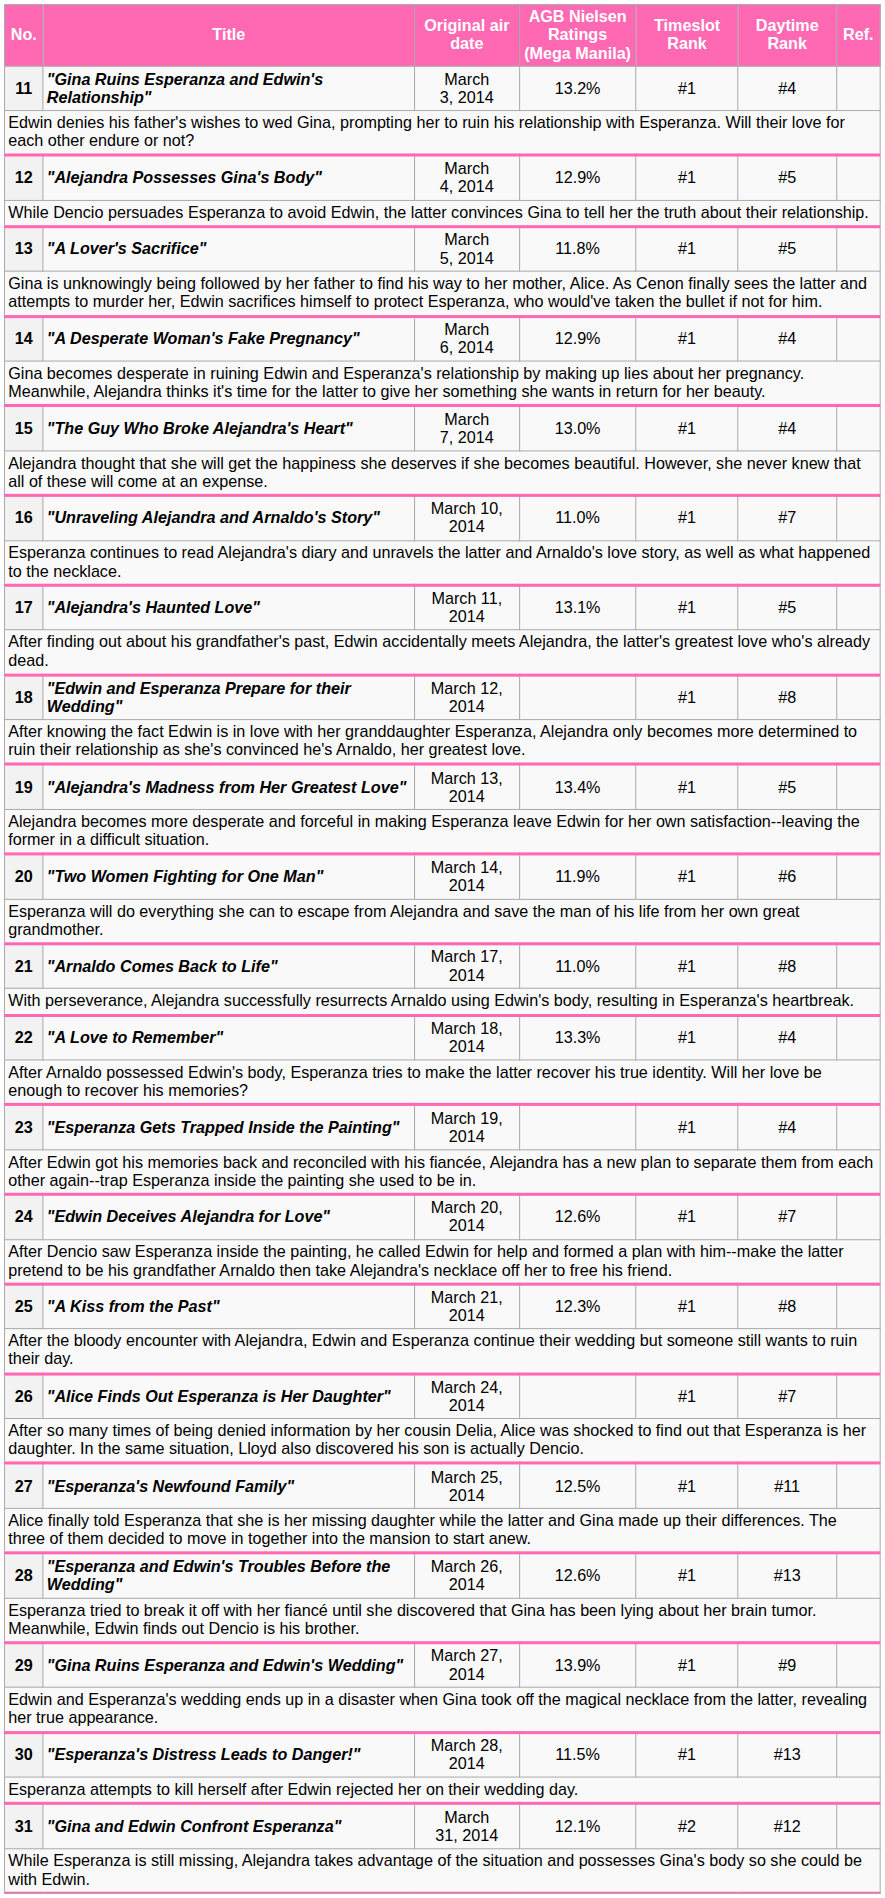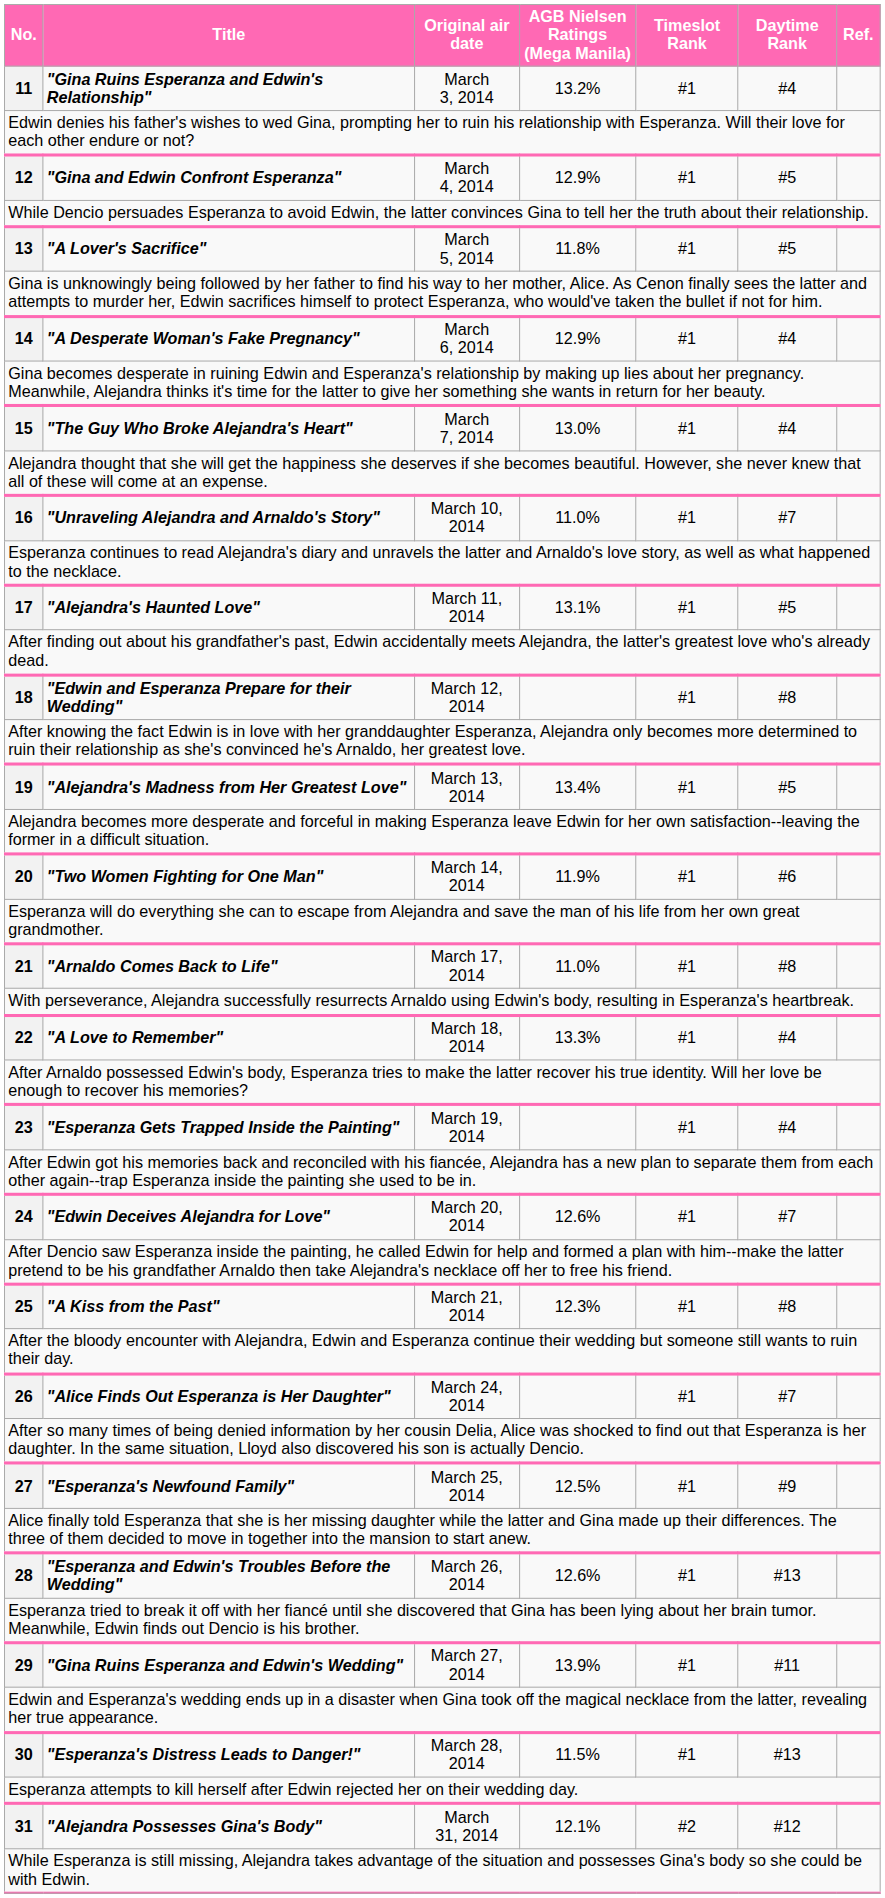(184, 178) "Alejandra Possesses Gina's Body" -> (194, 178) "Gina and Edwin Confront Esperanza"
(787, 1486) #11 -> (787, 1486) #9
(787, 1665) #9 -> (787, 1665) #11
(194, 1826) "Gina and Edwin Confront Esperanza" -> (184, 1826) "Alejandra Possesses Gina's Body"
